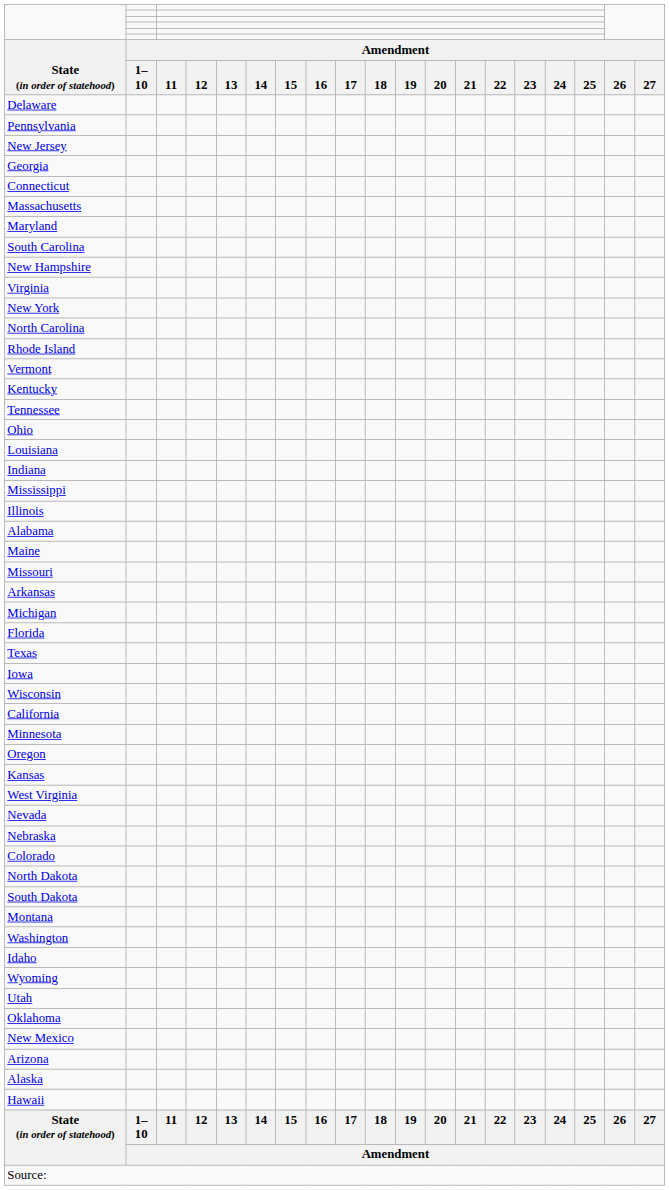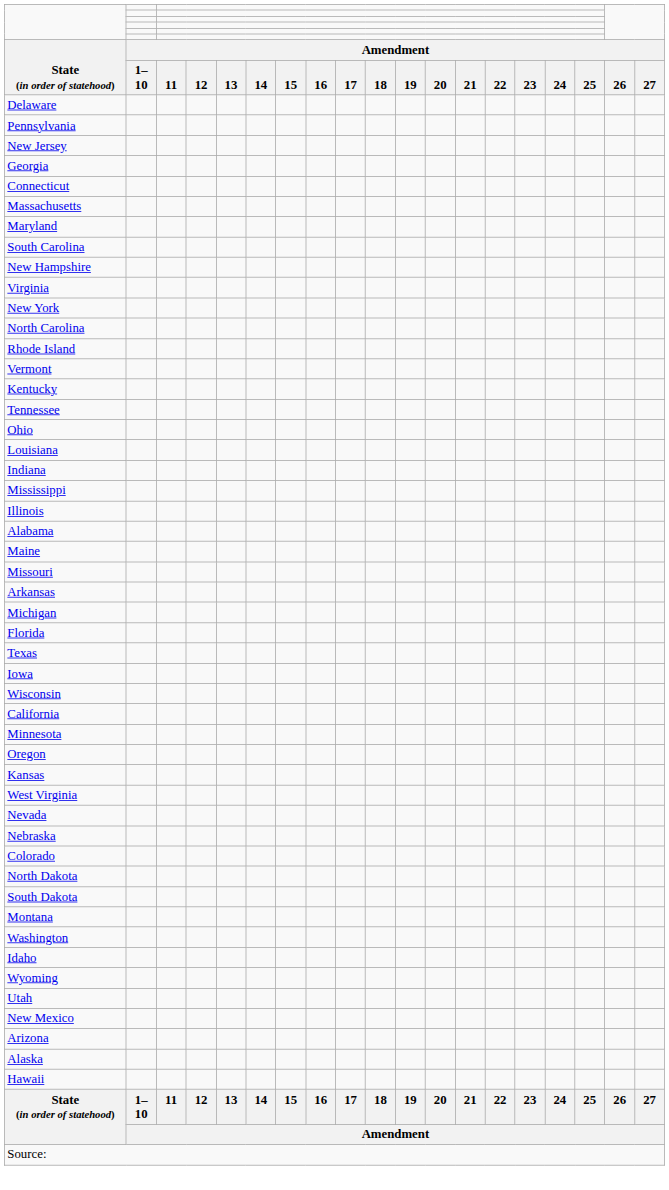- row: (34, 1018)
